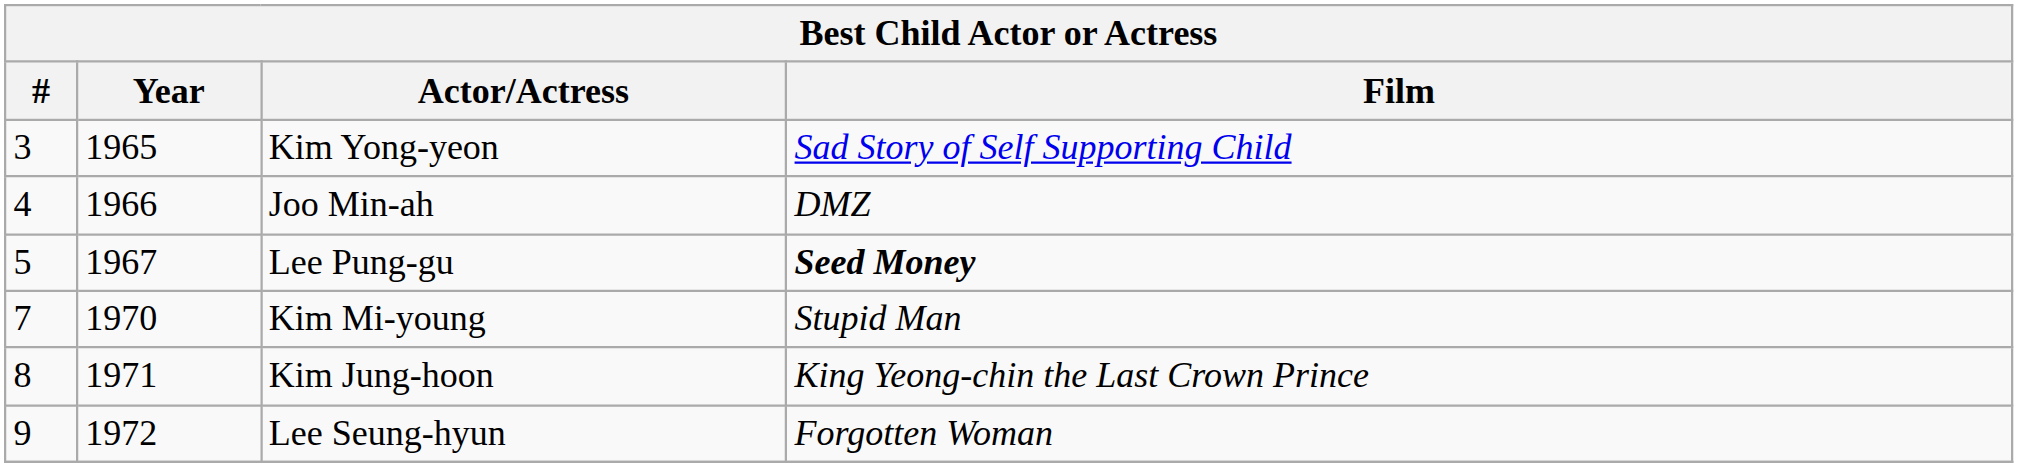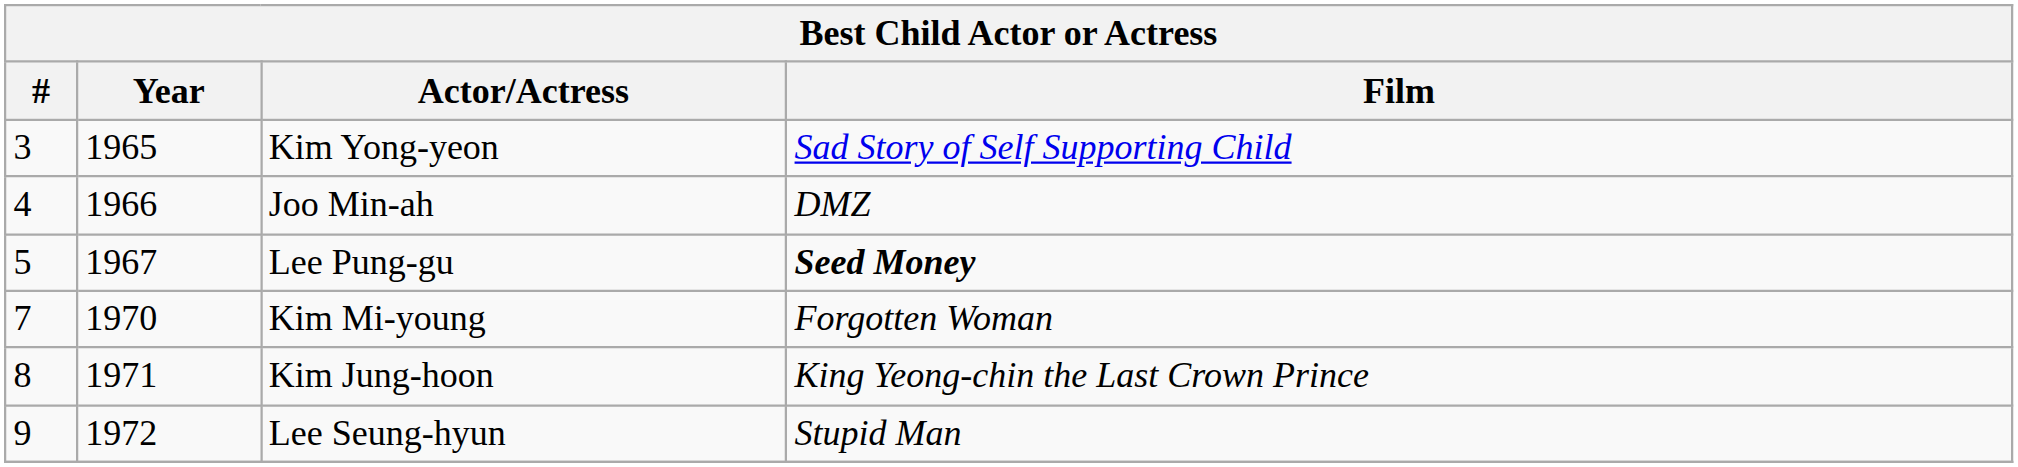(878, 318) Stupid Man -> (924, 318) Forgotten Woman
(924, 432) Forgotten Woman -> (878, 432) Stupid Man
